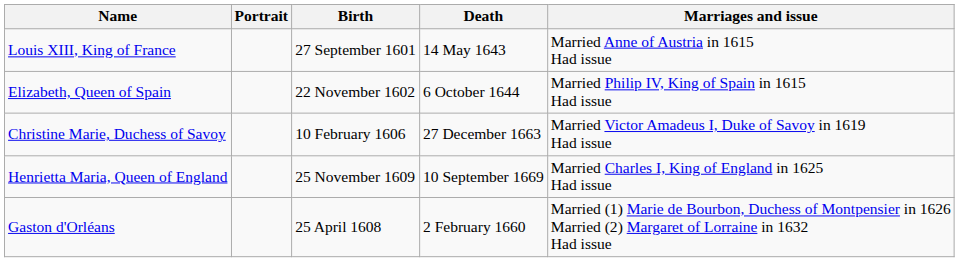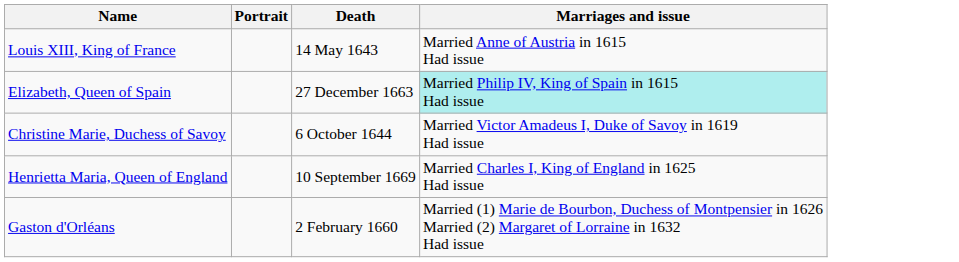- column: (355, 16)
(471, 92) 6 October 1644 -> (354, 92) 27 December 1663
(678, 92) no background -> (550, 92) paleturquoise background
(482, 134) 27 December 1663 -> (343, 134) 6 October 1644
